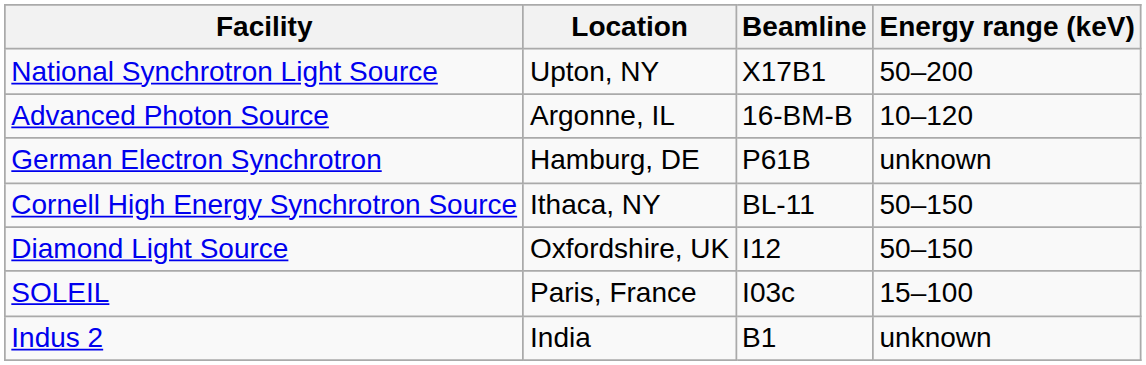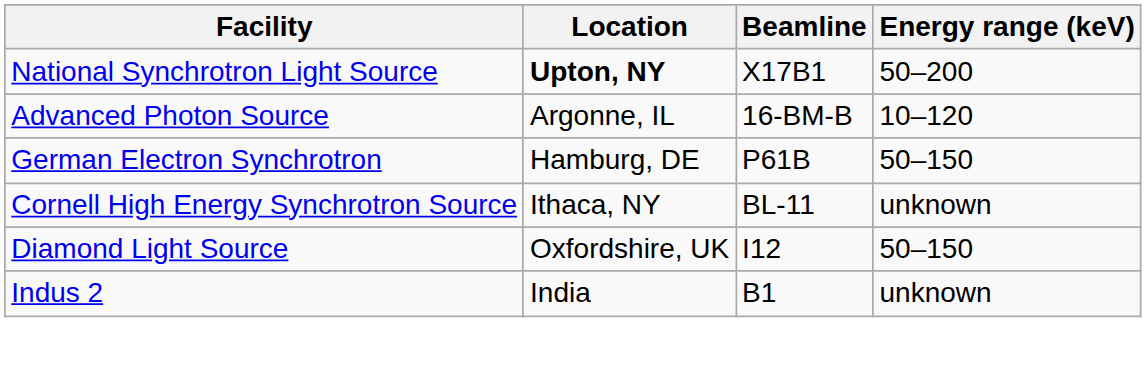(595, 71) normal -> (598, 71) bold
(936, 159) unknown -> (926, 159) 50–150
(926, 204) 50–150 -> (936, 204) unknown
- row: (60, 293)
